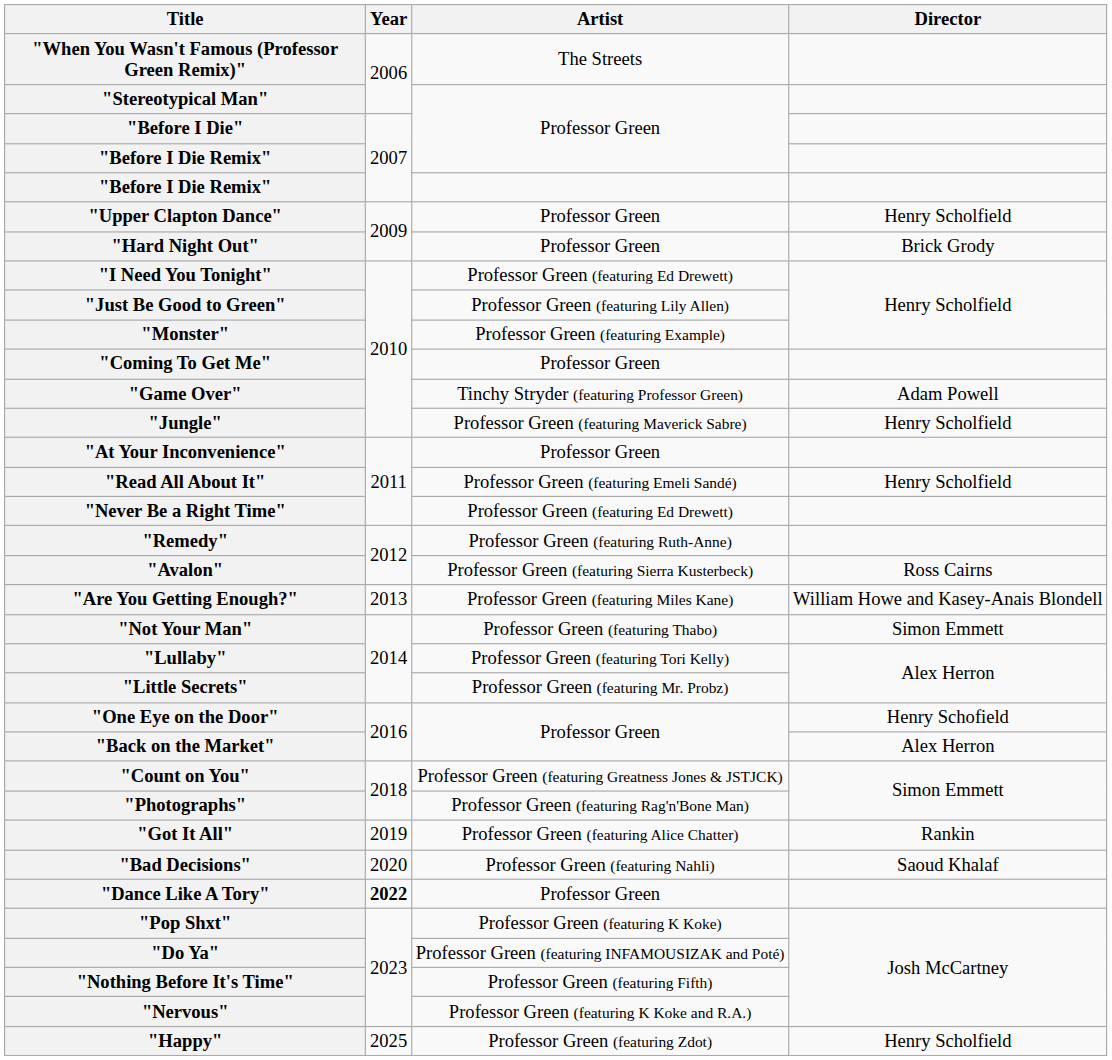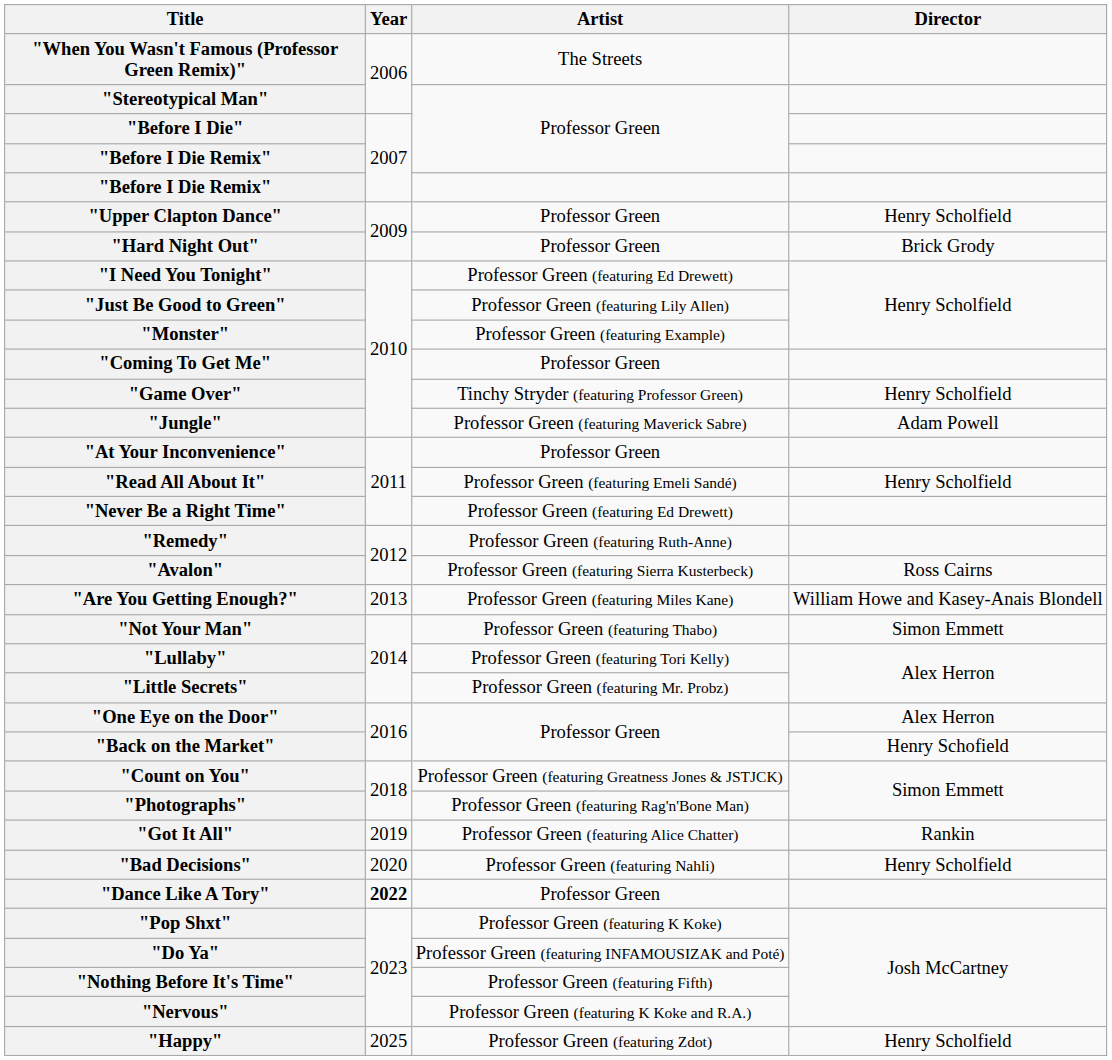(948, 393) Adam Powell -> (948, 393) Henry Scholfield
(948, 422) Henry Scholfield -> (948, 422) Adam Powell
(948, 717) Henry Schofield -> (948, 717) Alex Herron
(948, 746) Alex Herron -> (948, 746) Henry Schofield
(948, 864) Saoud Khalaf -> (948, 864) Henry Scholfield
